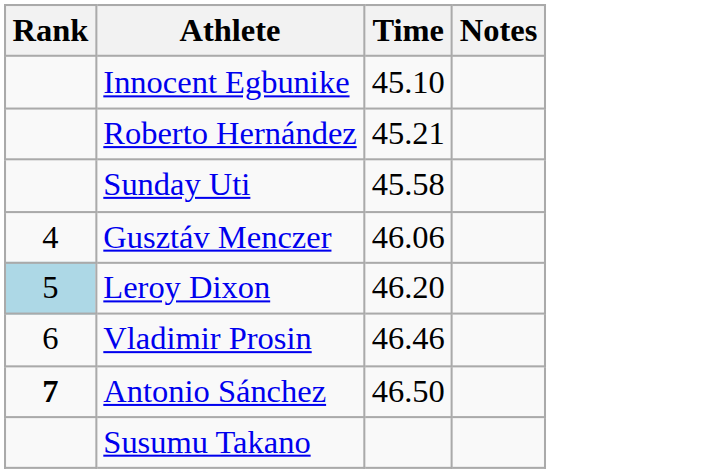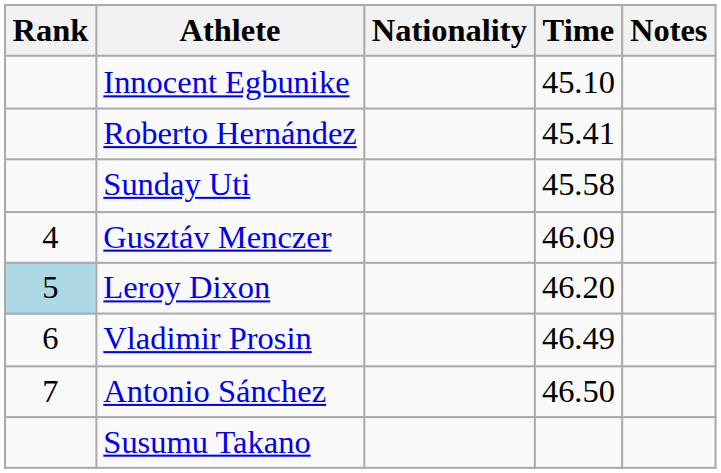+ column: (449, 30)
(408, 133) 45.21 -> (578, 133) 45.41
(408, 236) 46.06 -> (578, 236) 46.09
(408, 339) 46.46 -> (578, 339) 46.49
(50, 390) bold -> (50, 390) normal
